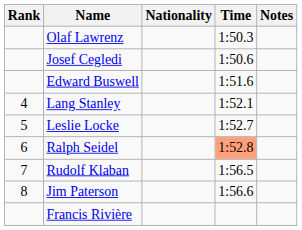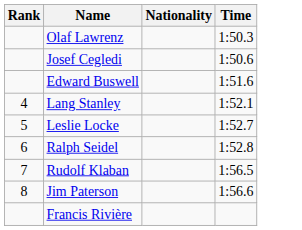- column: (277, 15)
(236, 147) lightsalmon background -> (236, 147) no background
